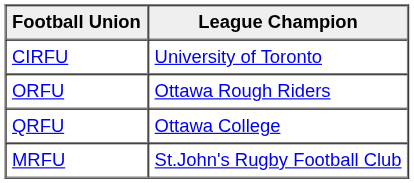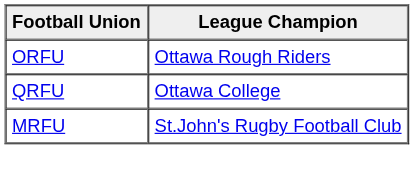- row: (40, 56)
